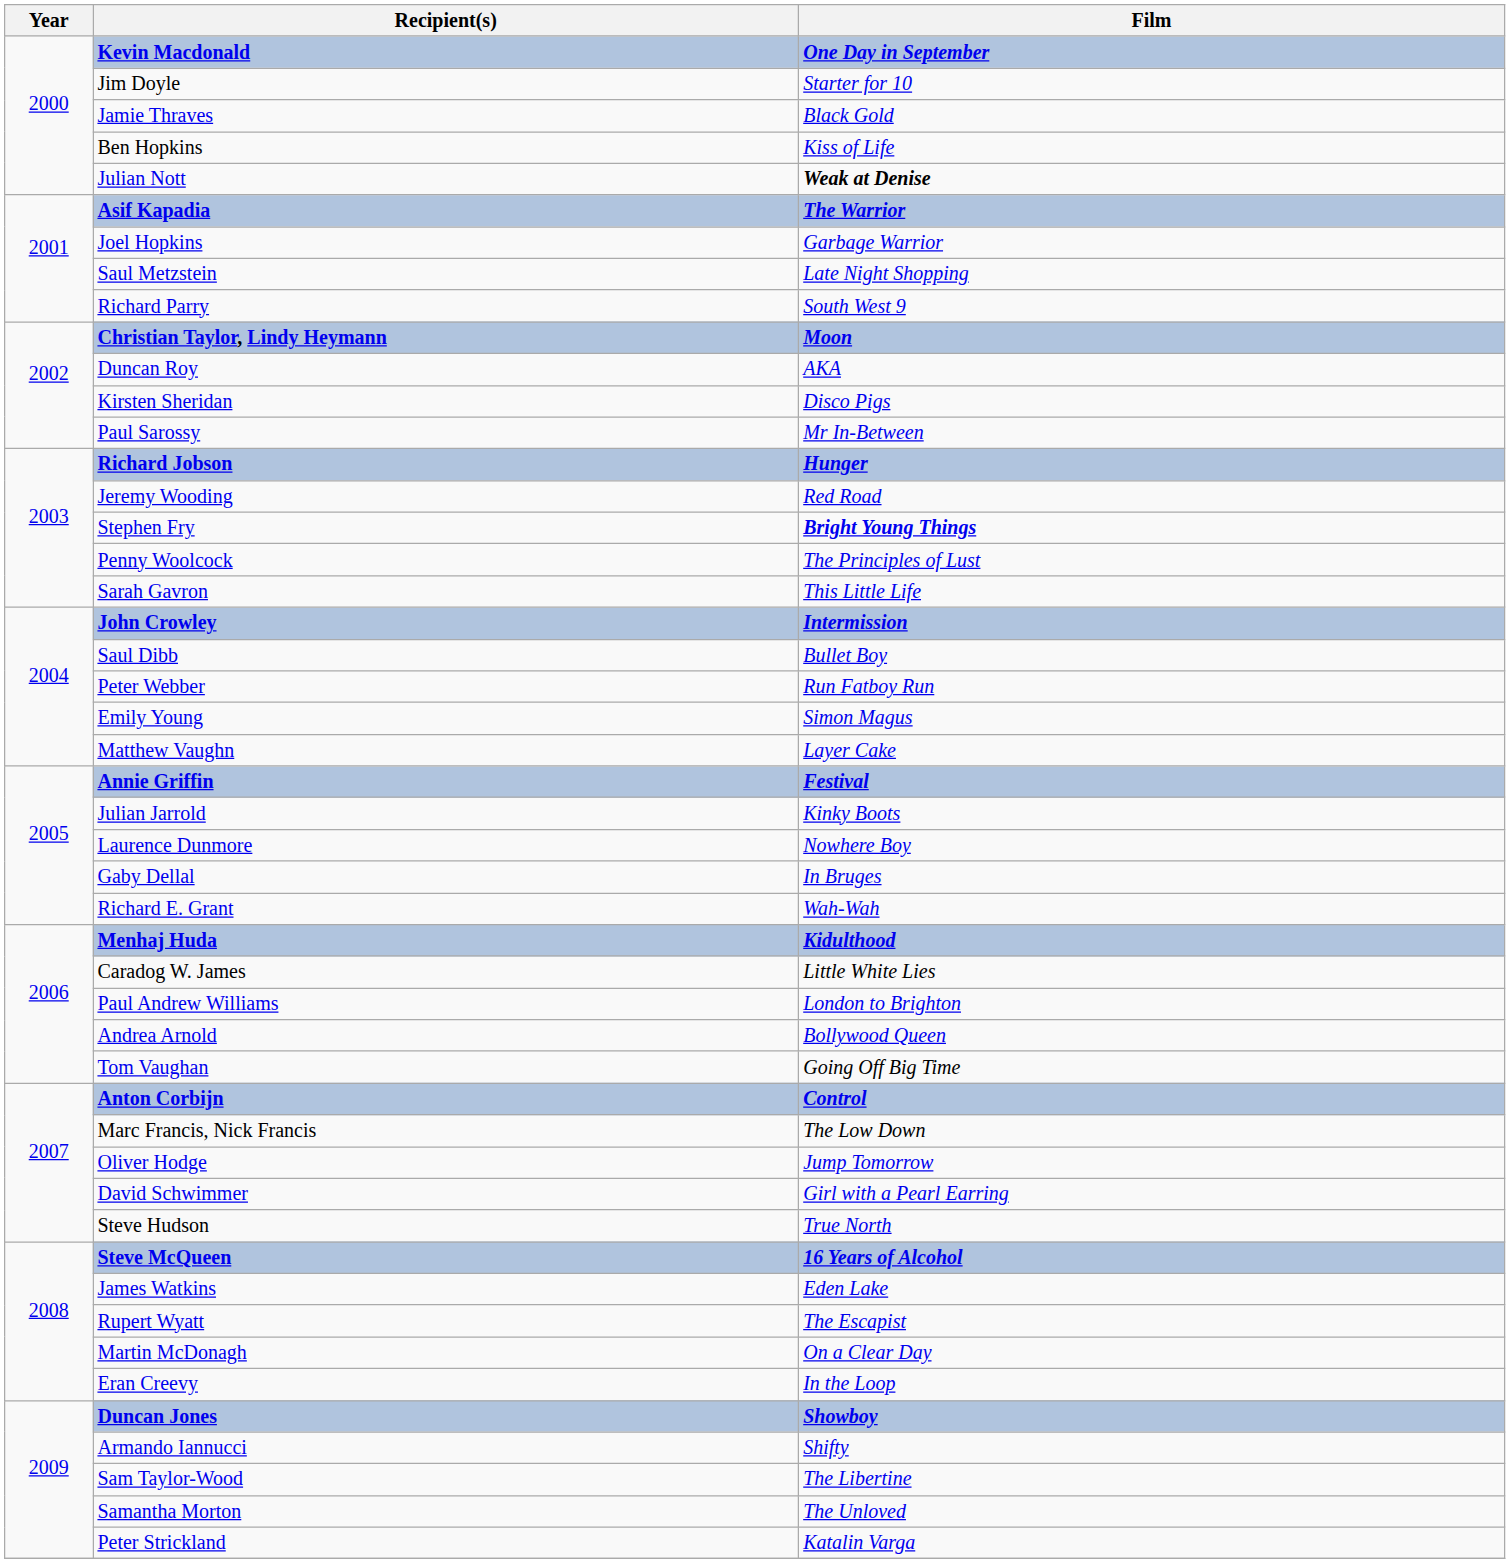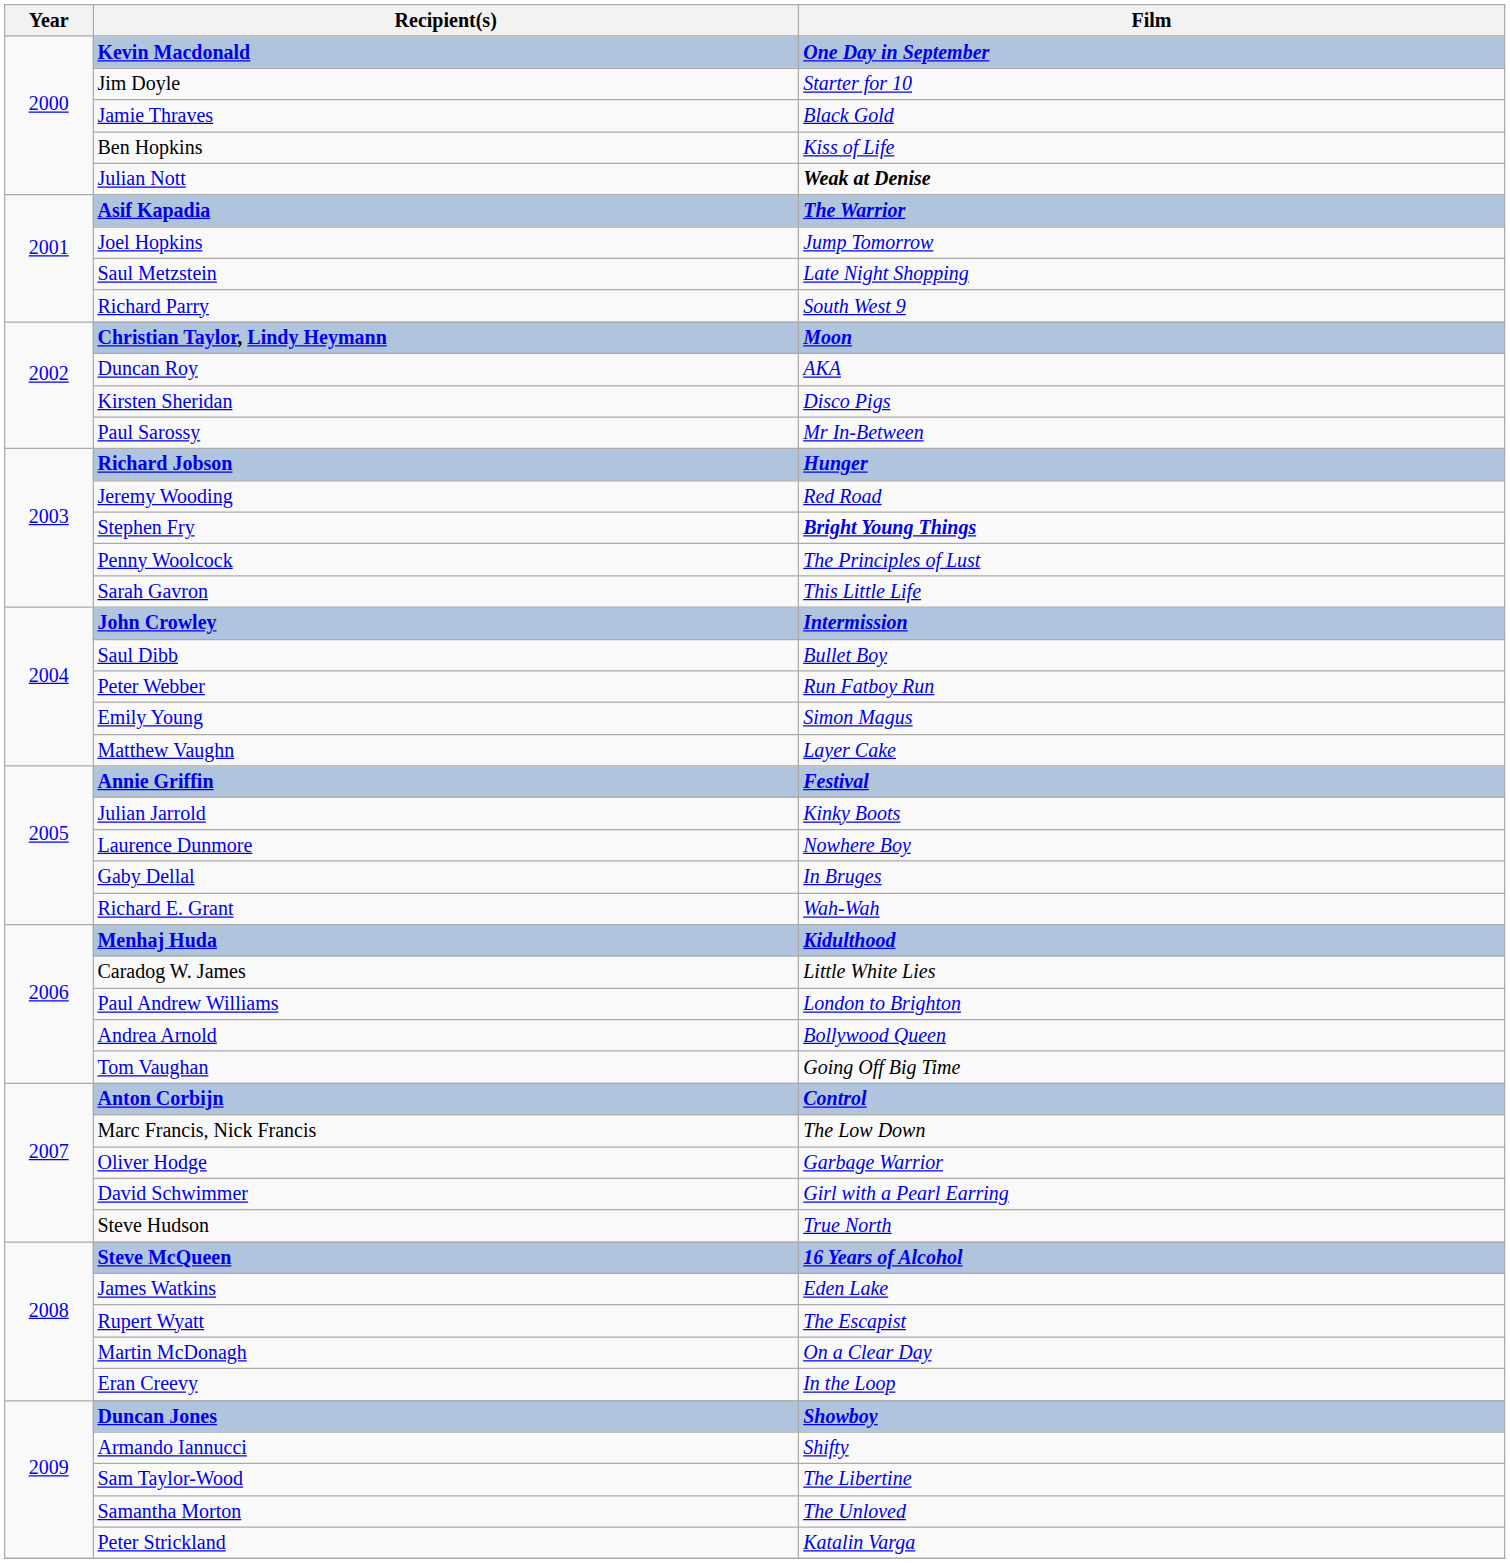(873, 242) Garbage Warrior -> (868, 242) Jump Tomorrow
(868, 1162) Jump Tomorrow -> (873, 1162) Garbage Warrior
